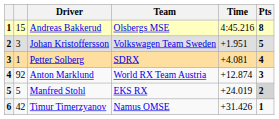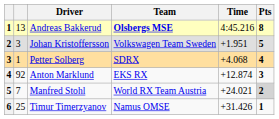(21, 28) 15 -> (21, 28) 13
(141, 28) normal -> (143, 28) bold
(234, 59) +4.081 -> (234, 59) +4.068
(160, 75) World RX Team Austria -> (130, 75) EKS RX
(18, 91) 5 -> (18, 91) 7
(130, 91) EKS RX -> (160, 91) World RX Team Austria
(236, 91) +24.019 -> (236, 91) +24.021
(21, 107) 42 -> (21, 107) 25
